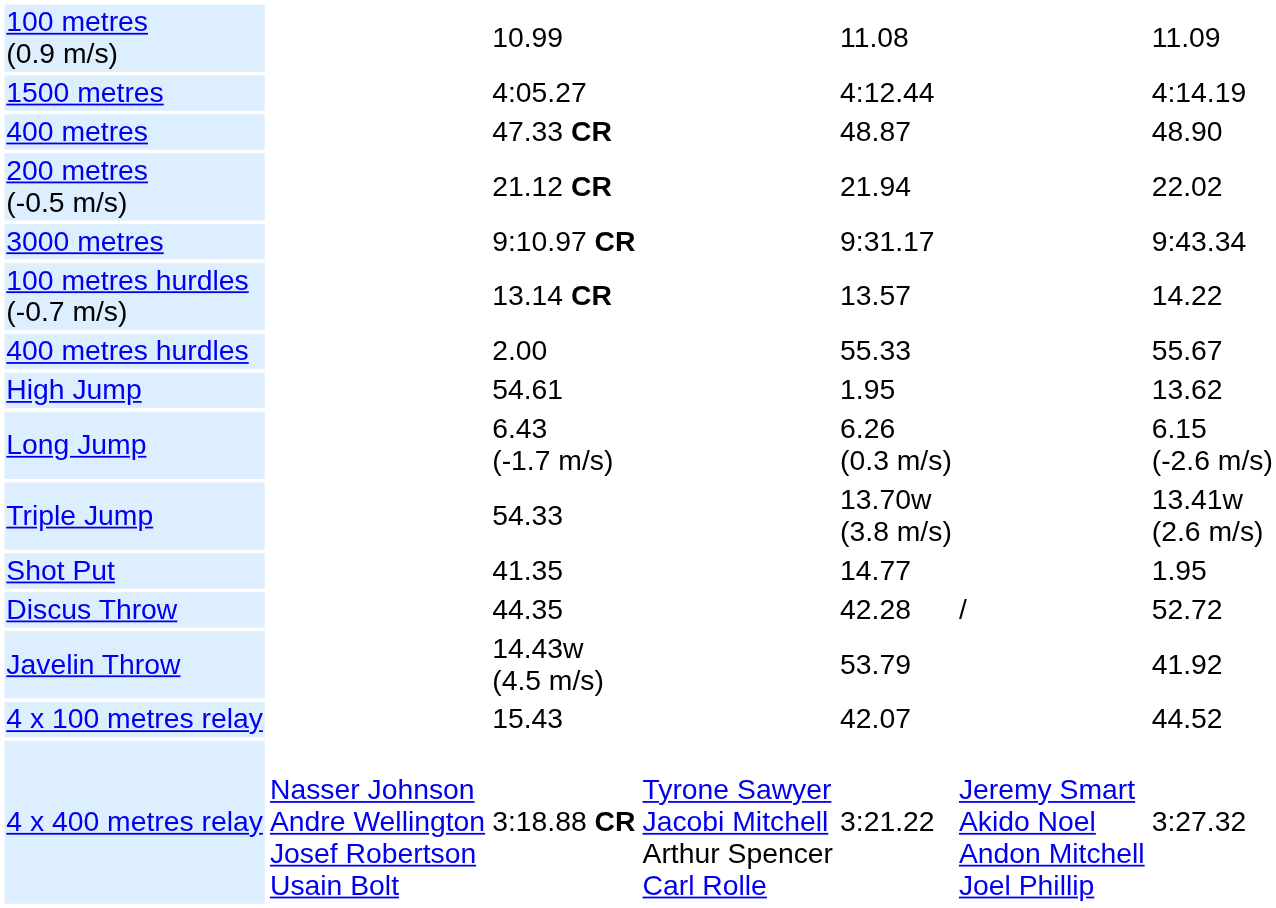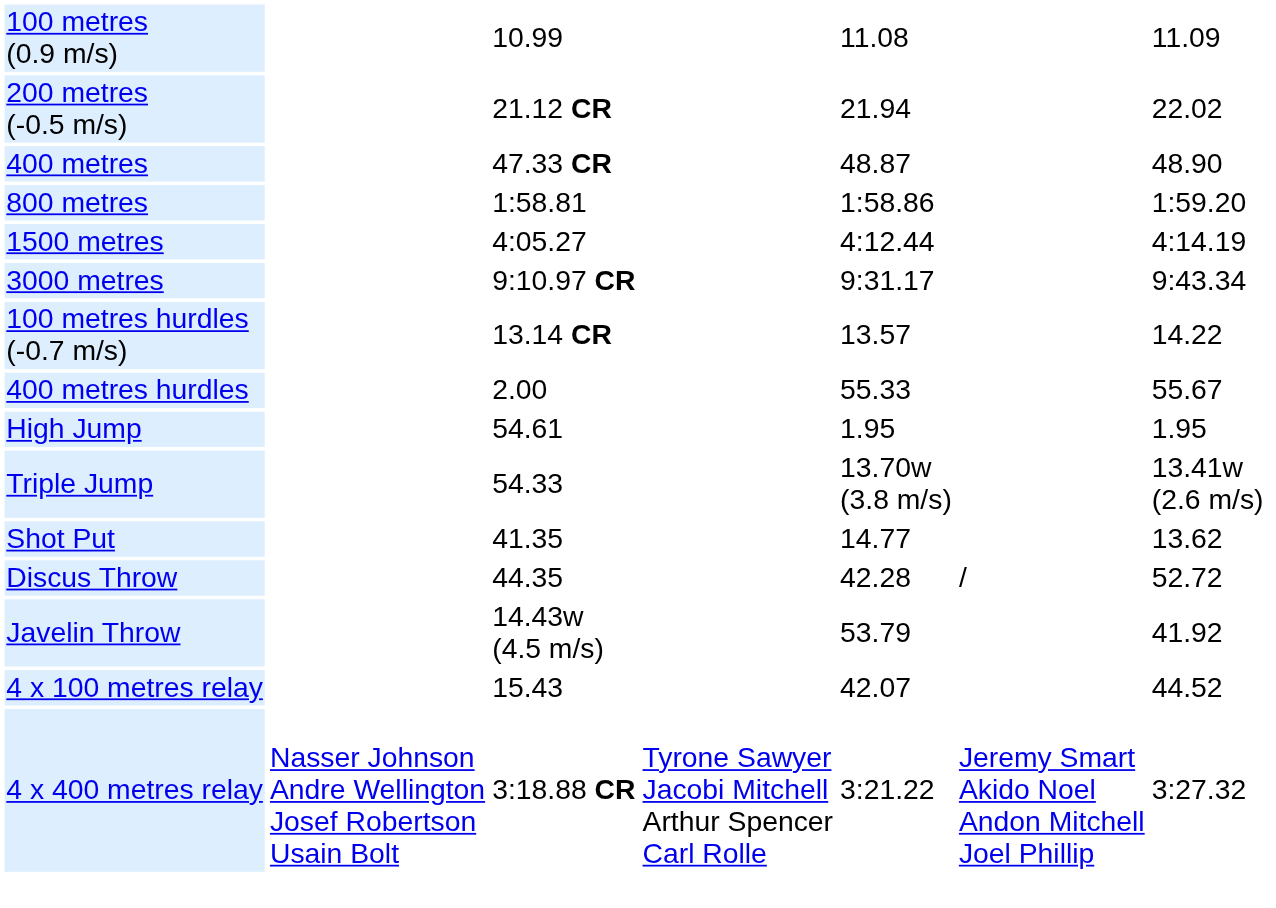rows swapped: (77, 186) <-> (85, 92)
+ row: (77, 202)
(1187, 390) 13.62 -> (1179, 428) 1.95
- row: (76, 444)
(1179, 570) 1.95 -> (1187, 538) 13.62
